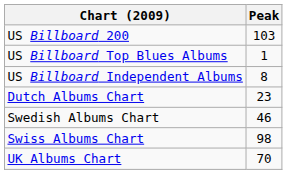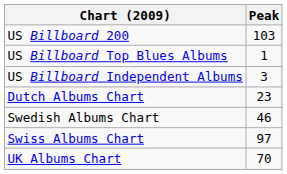(264, 76) 8 -> (264, 76) 3
(264, 138) 98 -> (264, 138) 97
